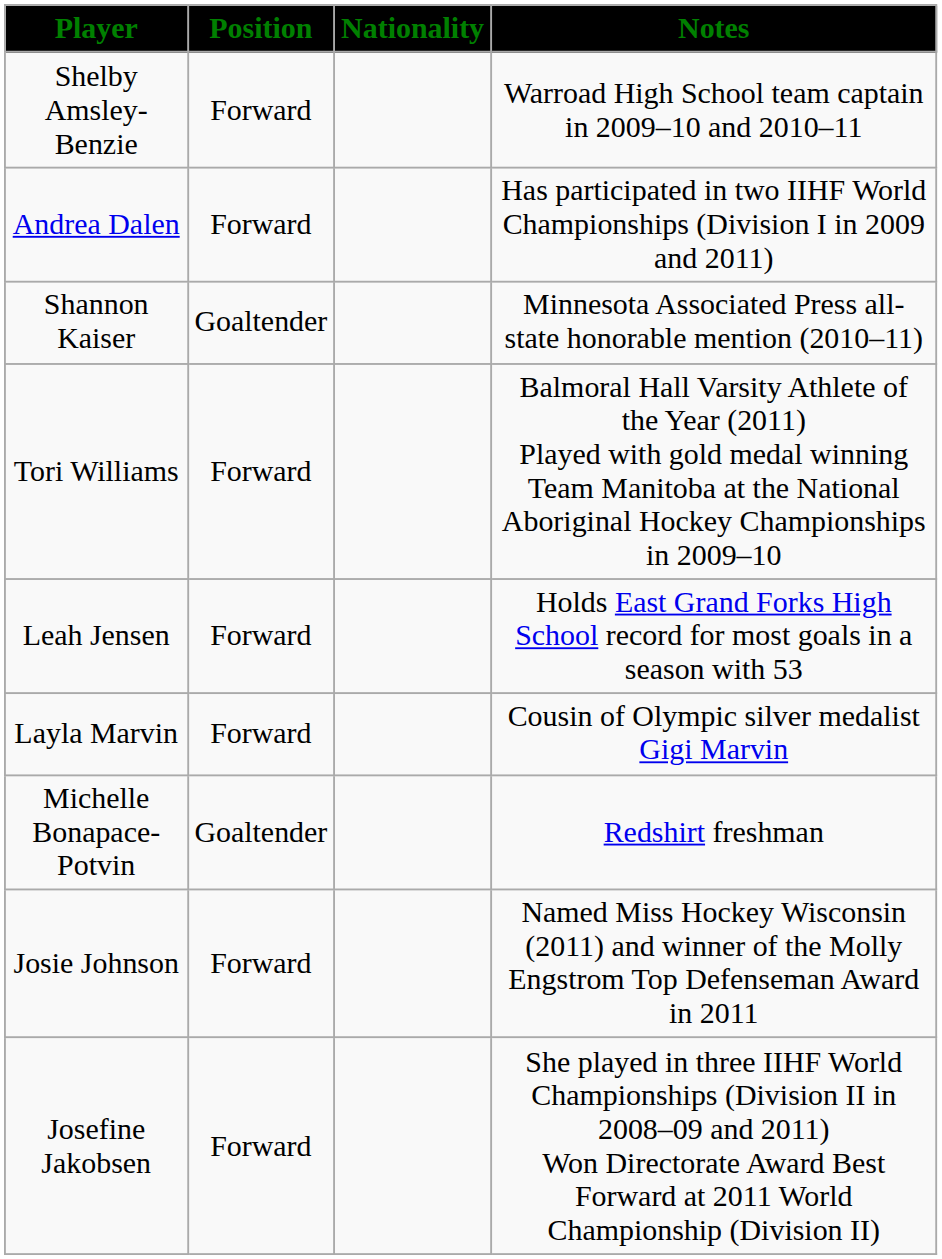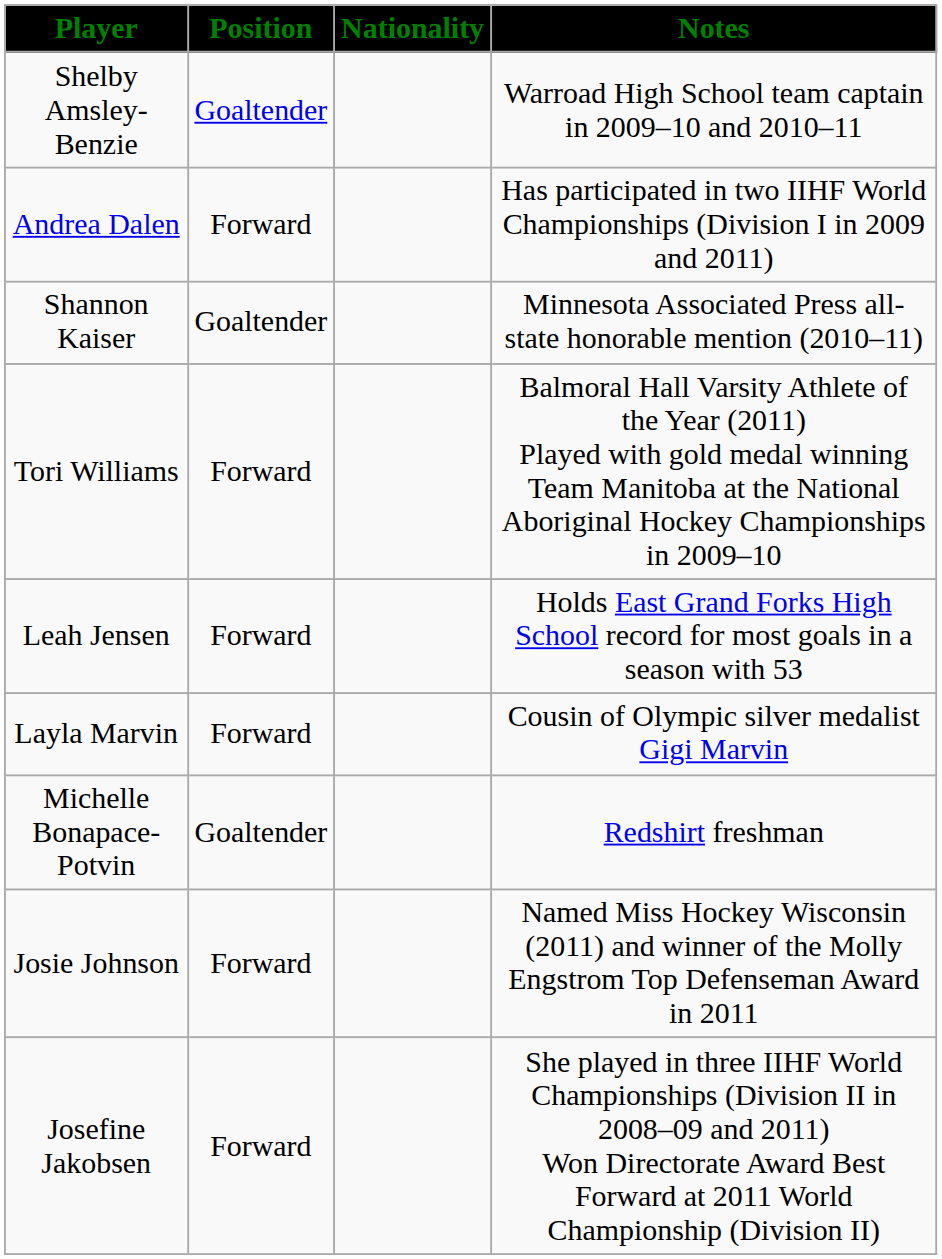(261, 109) Forward -> (261, 109) Goaltender
